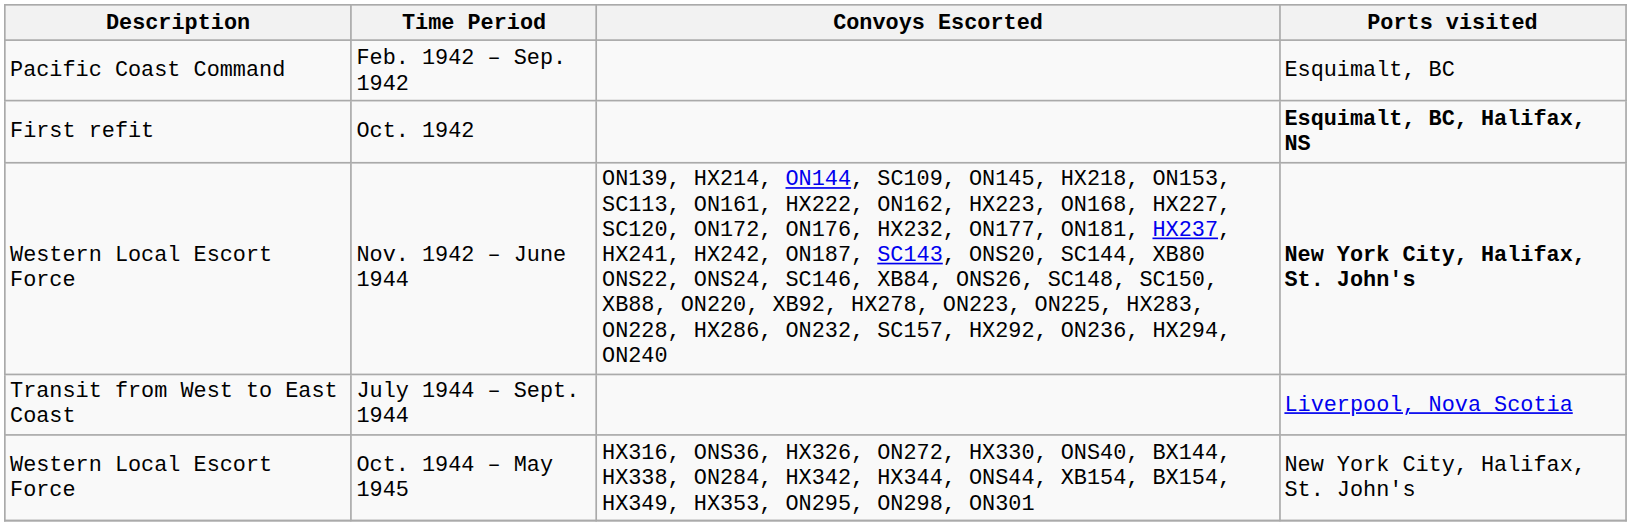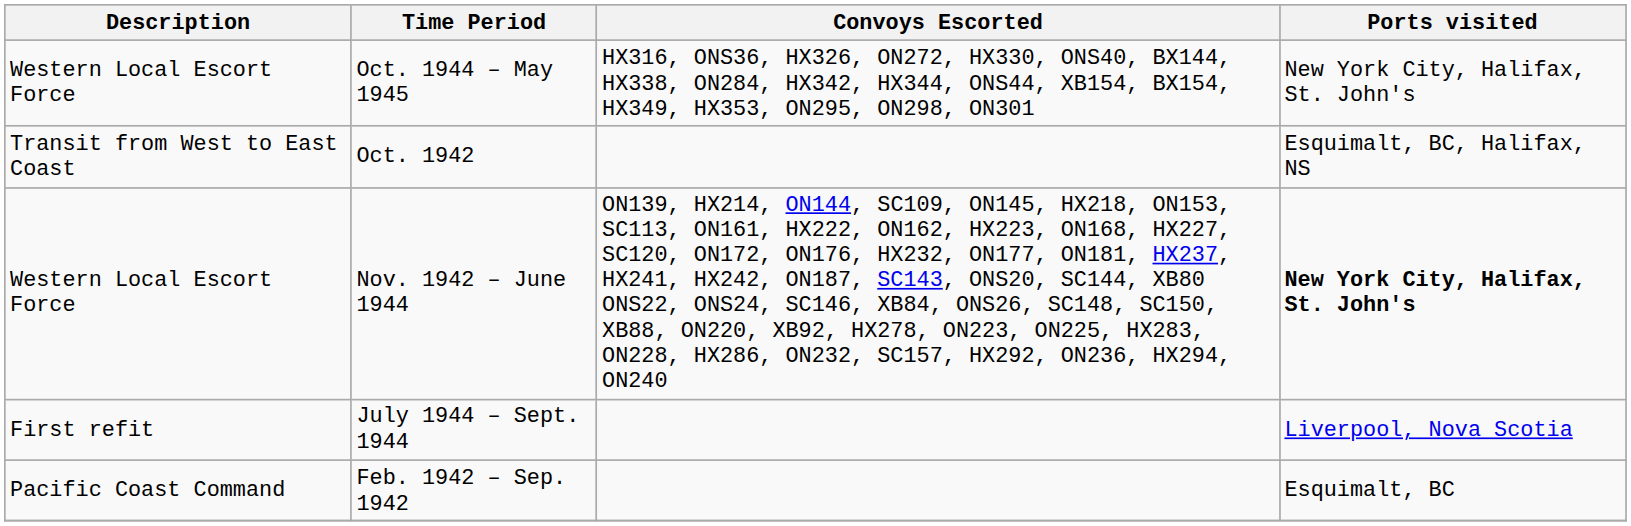rows swapped: (461, 71) <-> (455, 478)
(82, 132) First refit -> (174, 157) Transit from West to East Coast
(1435, 132) bold -> (1435, 157) normal
(174, 404) Transit from West to East Coast -> (82, 430) First refit
